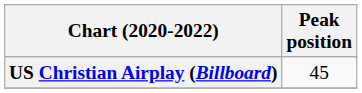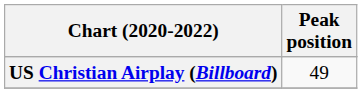(319, 72) 45 -> (319, 72) 49
